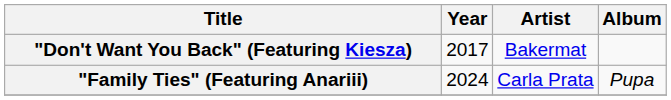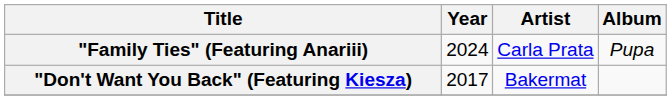rows swapped: (223, 49) <-> (223, 79)
